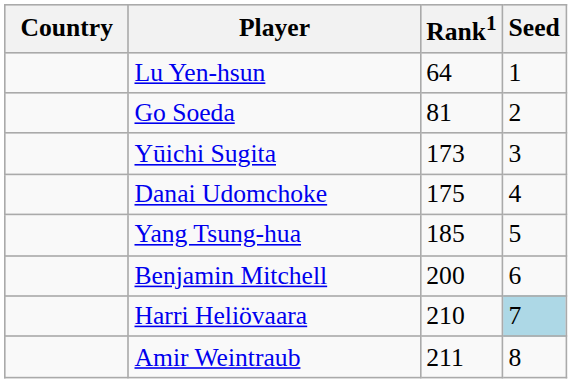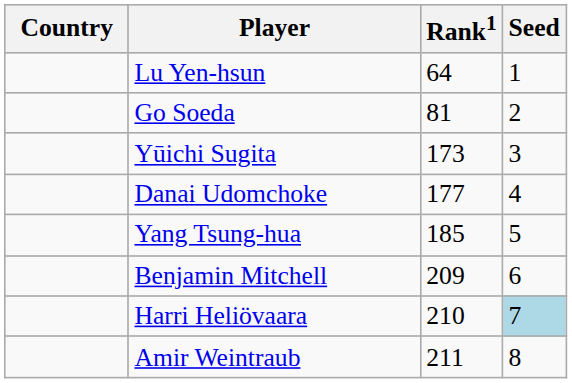(446, 194) 175 -> (446, 194) 177
(446, 275) 200 -> (446, 275) 209
